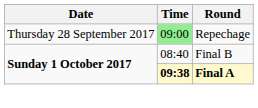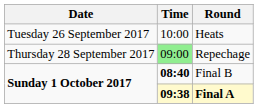+ row: (209, 34)
(175, 53) normal -> (175, 73) bold
